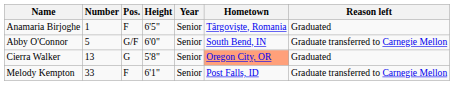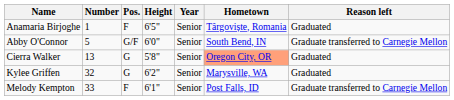+ row: (33, 73)
